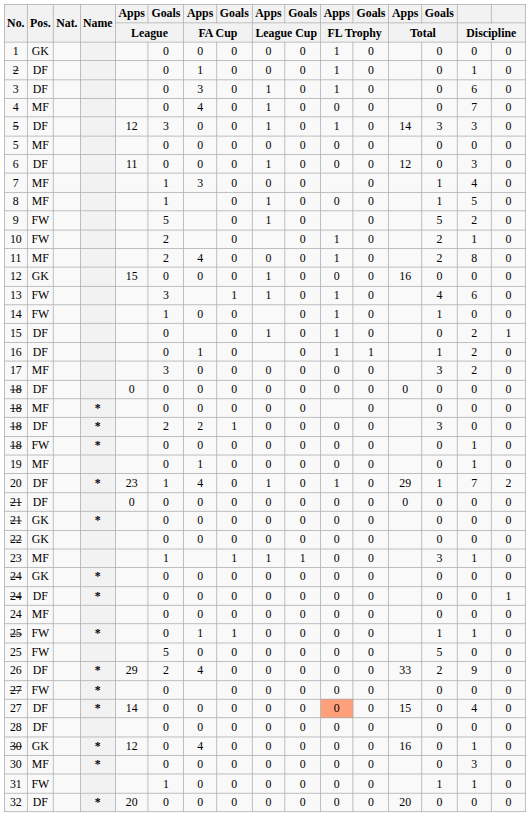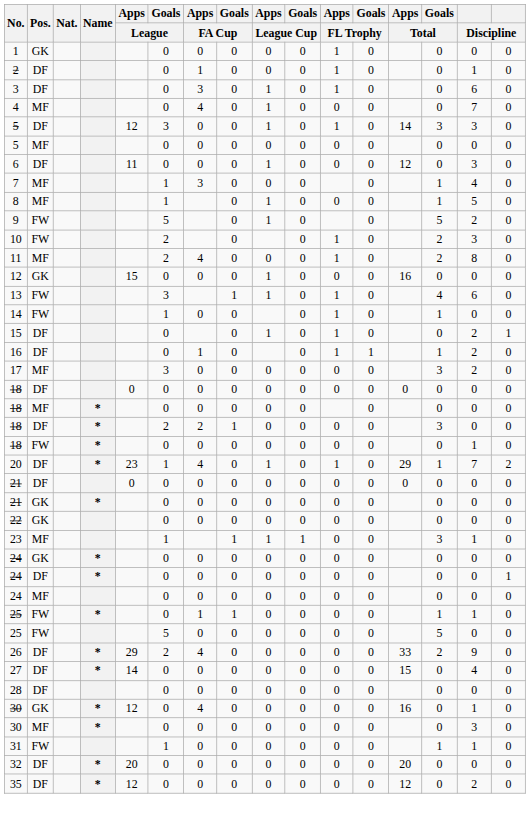(474, 239) 1 -> (474, 239) 3
- row: (16, 464)
- row: (16, 689)
(337, 708) lightsalmon background -> (337, 671) no background
+ row: (16, 783)
